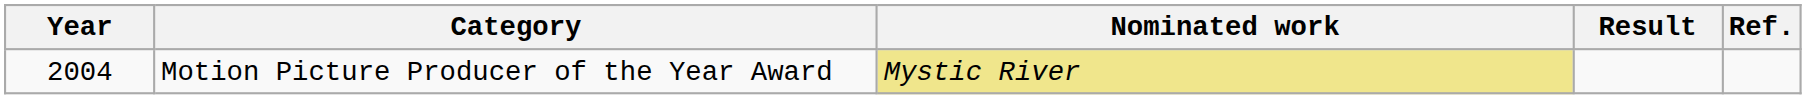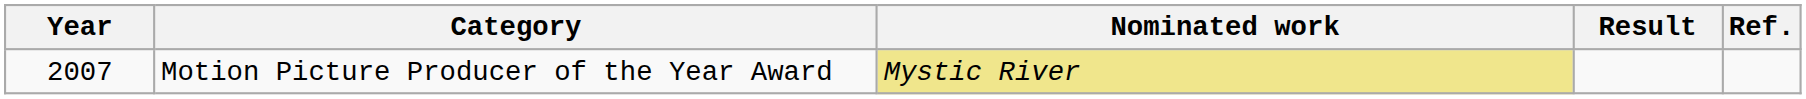(80, 72) 2004 -> (80, 72) 2007
